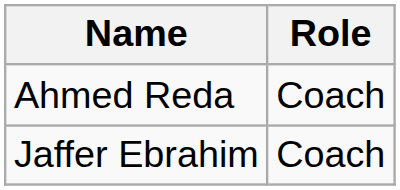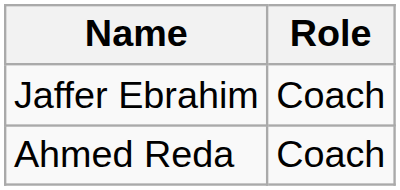rows swapped: (136, 154) <-> (124, 94)
